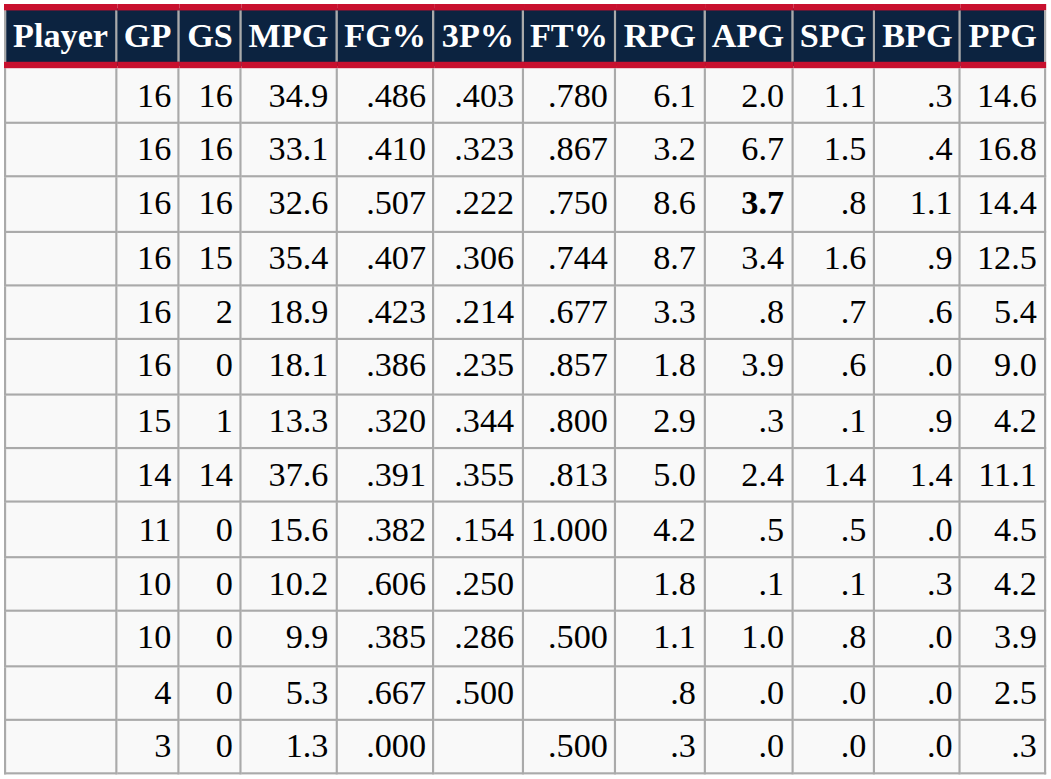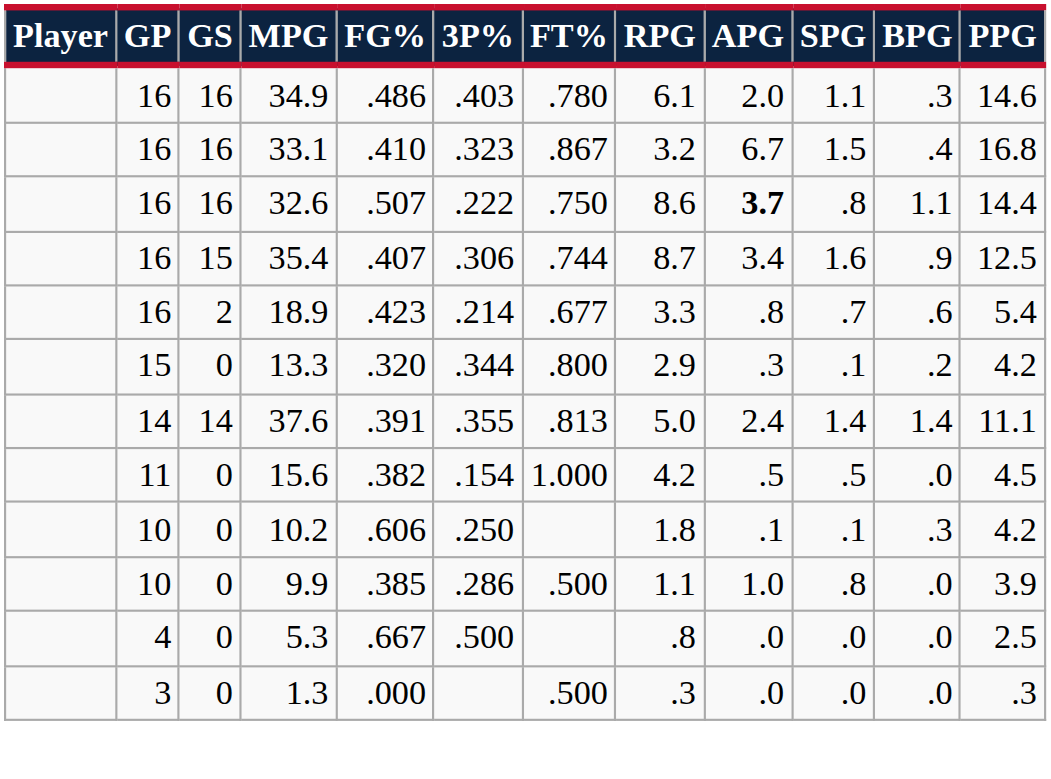- row: (299, 366)
(224, 420) 1 -> (224, 366) 0
(940, 420) .9 -> (940, 366) .2
